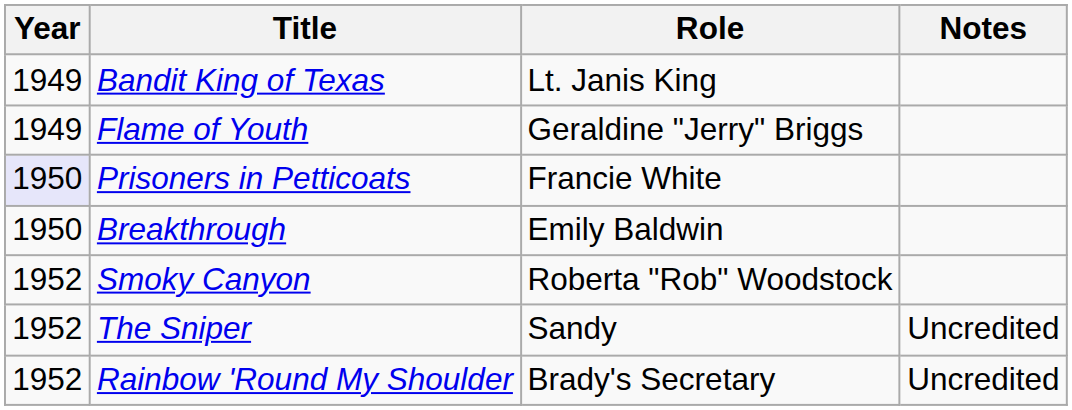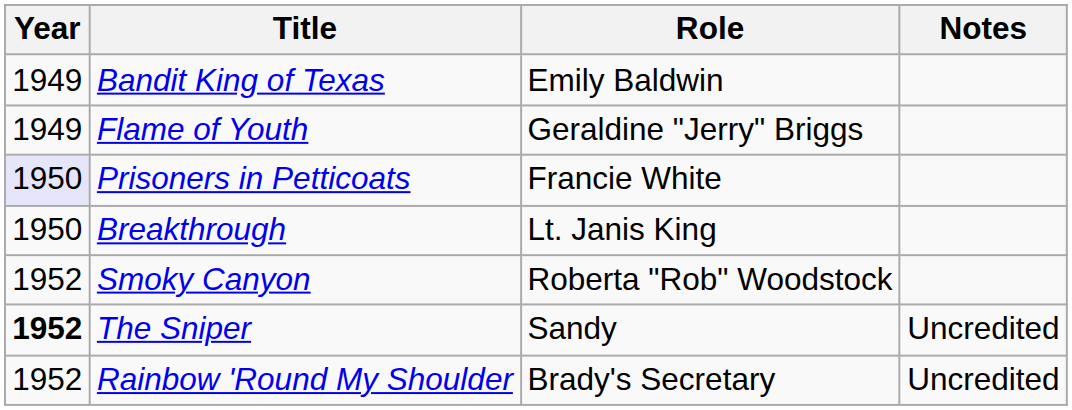(622, 79) Lt. Janis King -> (626, 79) Emily Baldwin
(626, 229) Emily Baldwin -> (622, 229) Lt. Janis King
(47, 329) normal -> (47, 329) bold
